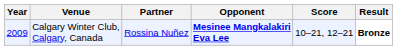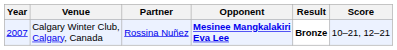columns swapped: (324, 12) <-> (374, 12)
(17, 33) 2009 -> (17, 33) 2007
